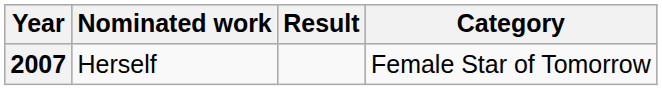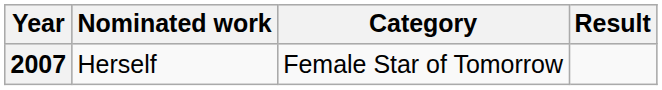columns swapped: (511, 24) <-> (321, 24)
